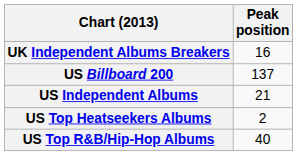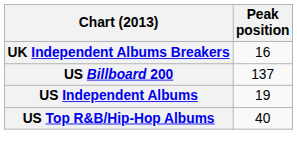(263, 96) 21 -> (263, 96) 19
- row: (119, 118)
